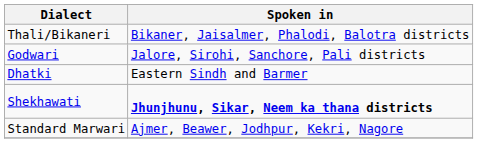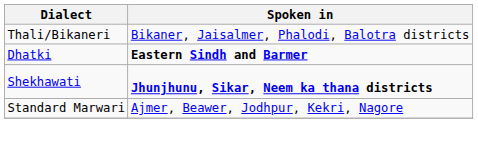- row: (33, 54)
(219, 74) normal -> (219, 54) bold
